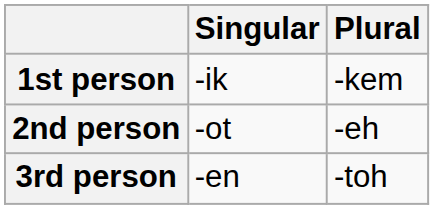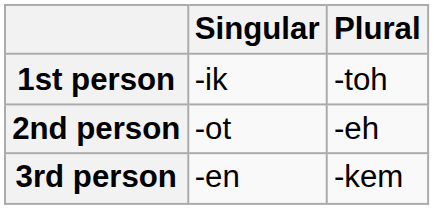(369, 78) -kem -> (361, 78) -toh
(361, 177) -toh -> (369, 177) -kem
